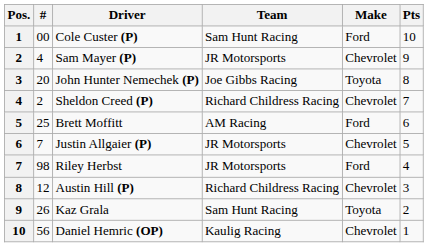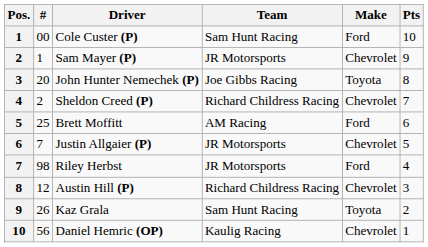(40, 58) 4 -> (40, 58) 1
